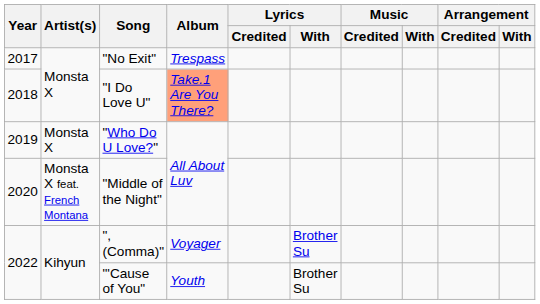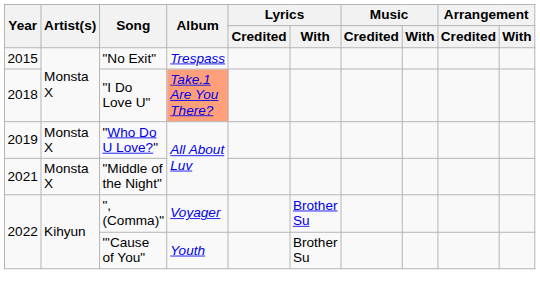(23, 58) 2017 -> (23, 58) 2015
(23, 191) 2020 -> (23, 176) 2021
(66, 191) Monsta X feat. French Montana -> (66, 176) Monsta X
